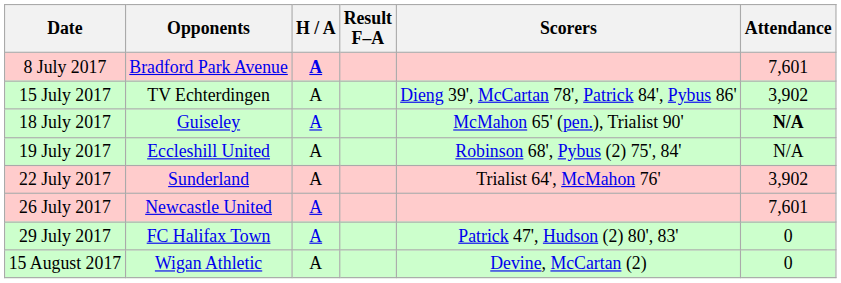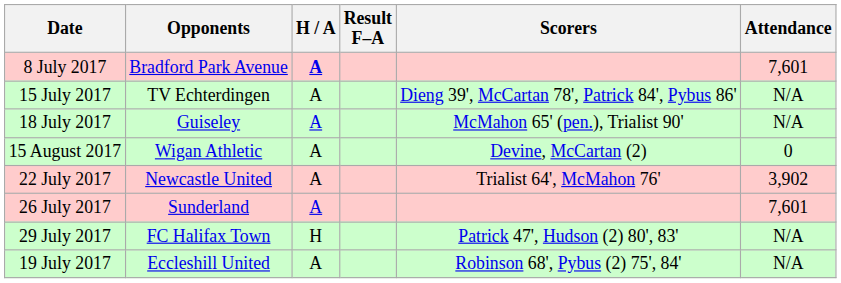(788, 94) 3,902 -> (788, 94) N/A
(788, 123) bold -> (788, 123) normal
rows swapped: (65, 151) <-> (65, 263)
(209, 179) Sunderland -> (209, 179) Newcastle United
(209, 207) Newcastle United -> (209, 207) Sunderland
(316, 235) A -> (316, 235) H
(788, 235) 0 -> (788, 235) N/A
